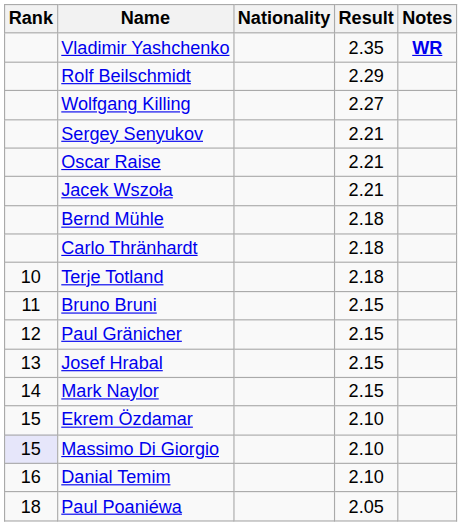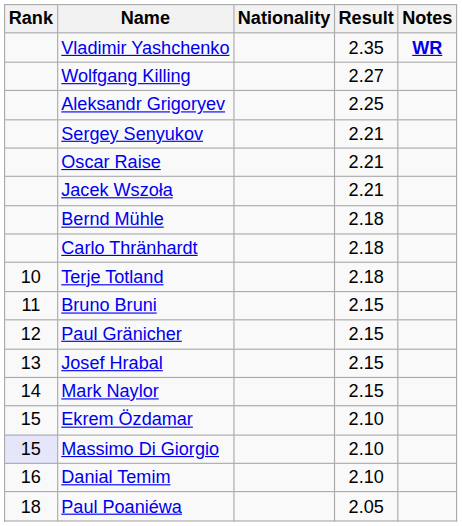- row: (126, 76)
+ row: (143, 104)
